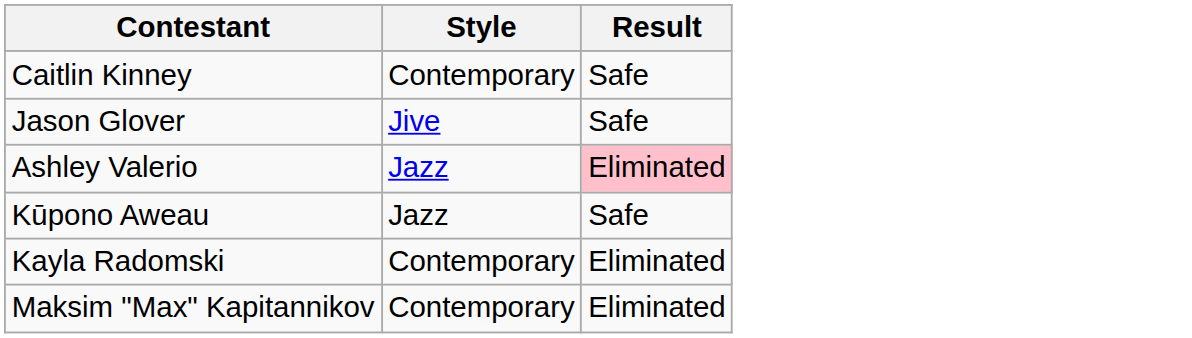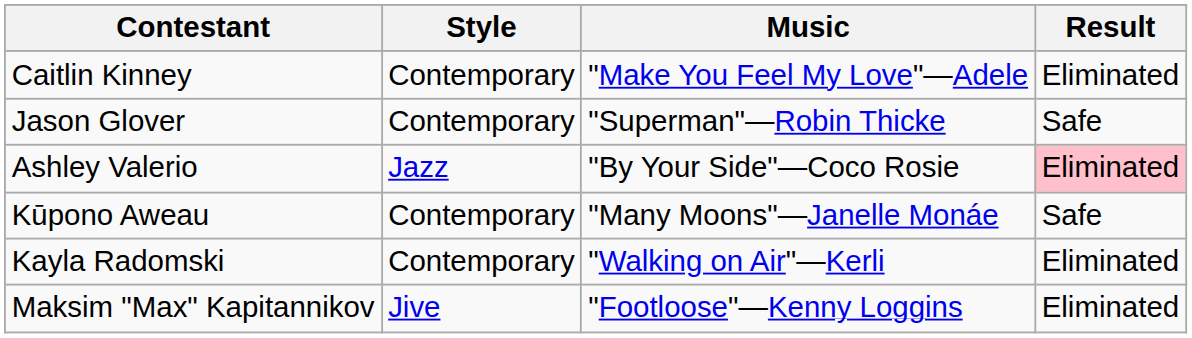+ column: (808, 27)
(619, 74) Safe -> (1110, 74) Eliminated
(414, 121) Jive -> (481, 121) Contemporary
(418, 214) Jazz -> (481, 214) Contemporary
(481, 307) Contemporary -> (414, 307) Jive
